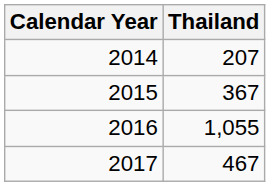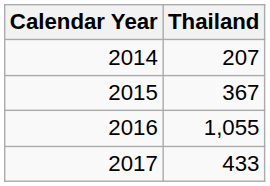(241, 163) 467 -> (241, 163) 433
